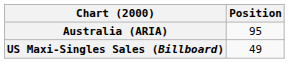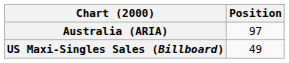(255, 31) 95 -> (255, 31) 97
